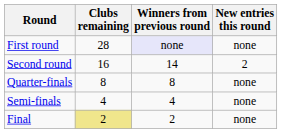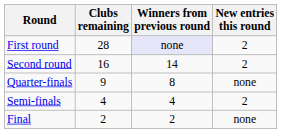(245, 45) none -> (245, 45) 2
(103, 82) 8 -> (103, 82) 9
(245, 100) none -> (245, 100) 2
(103, 119) khaki background -> (103, 119) no background
